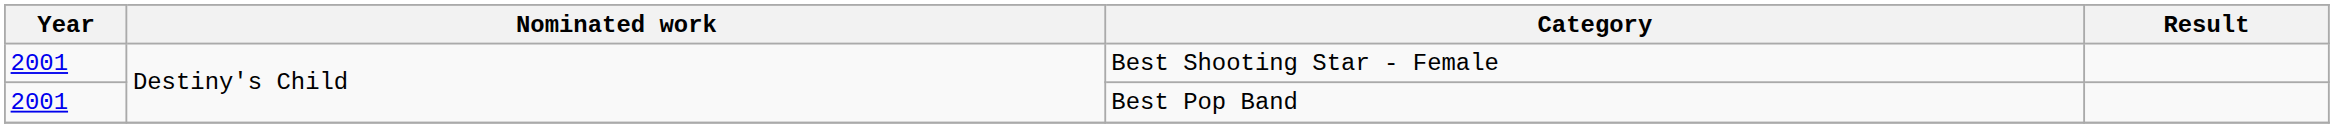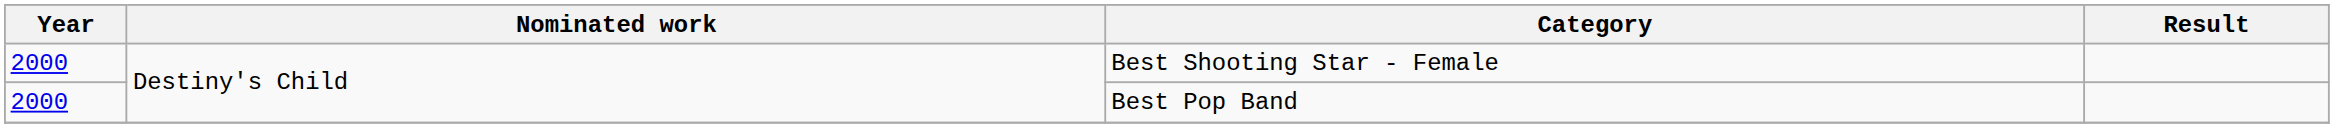(39, 63) 2001 -> (39, 63) 2000
(39, 102) 2001 -> (39, 102) 2000
